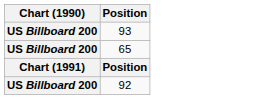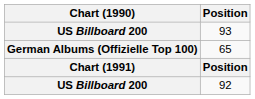(52, 49) US Billboard 200 -> (102, 49) German Albums (Offizielle Top 100)
